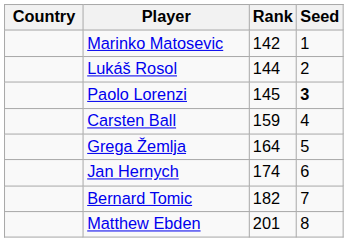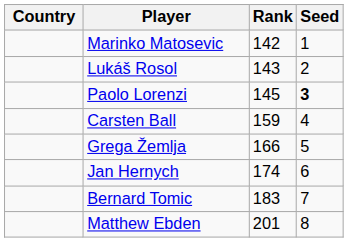(266, 69) 144 -> (266, 69) 143
(266, 146) 164 -> (266, 146) 166
(266, 198) 182 -> (266, 198) 183
